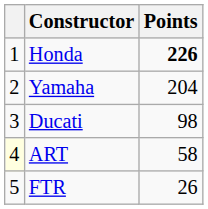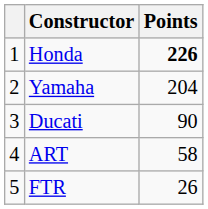(187, 121) 98 -> (187, 121) 90
(14, 154) lightyellow background -> (14, 154) no background
